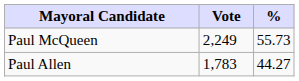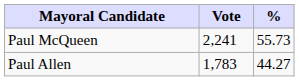(220, 40) 2,249 -> (220, 40) 2,241
